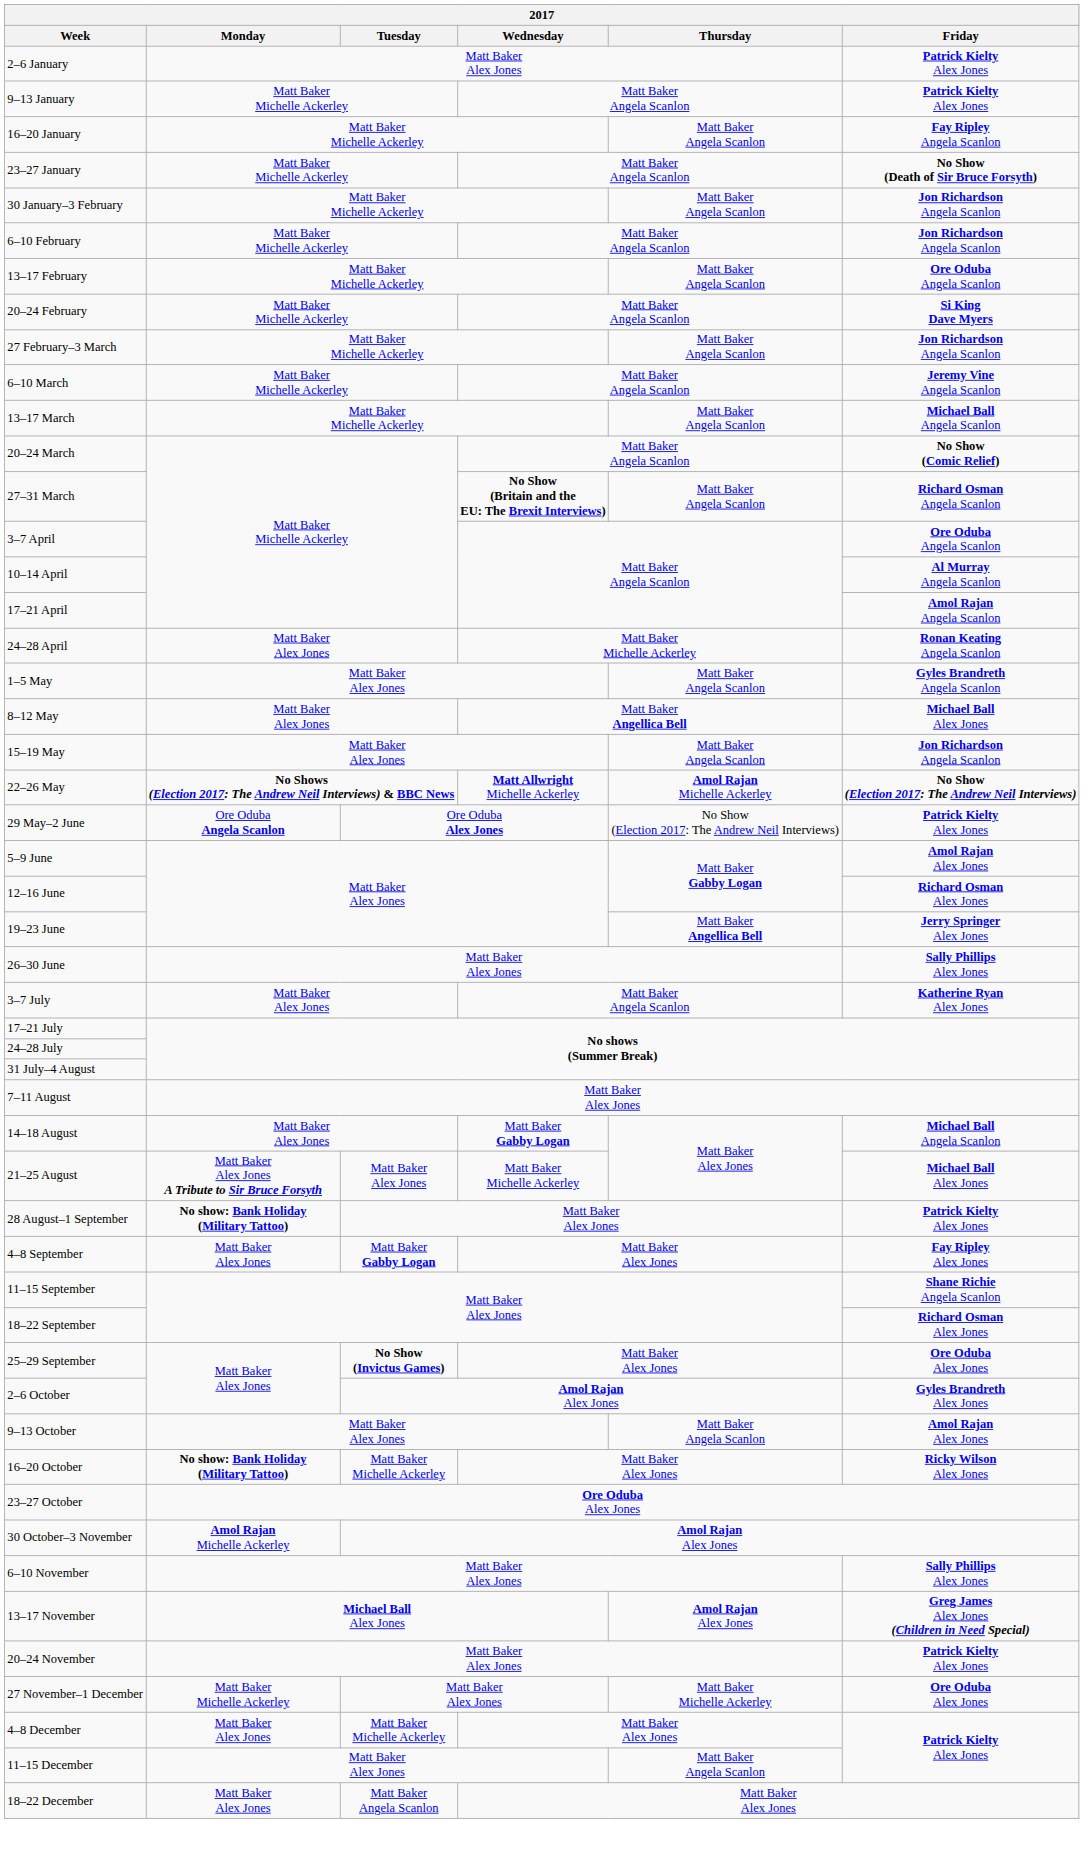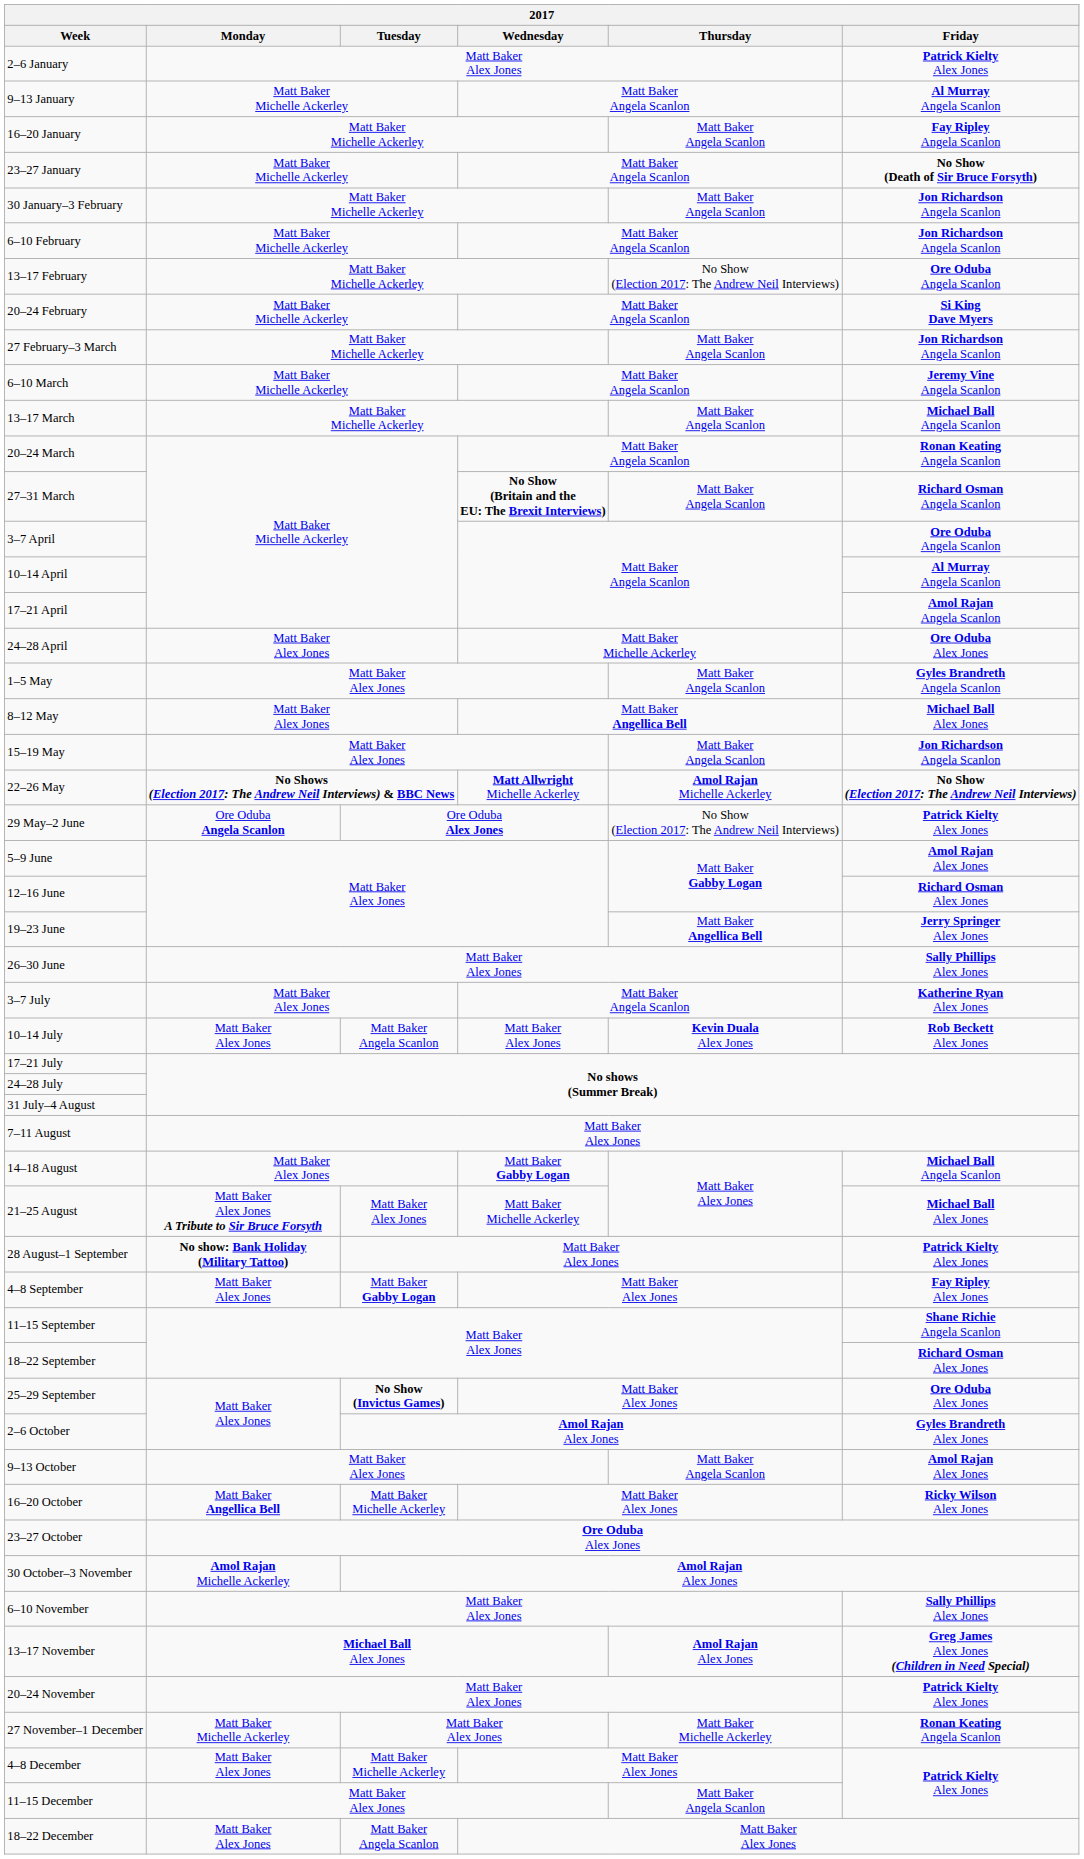(961, 99) Patrick Kielty Alex Jones -> (961, 99) Al Murray Angela Scanlon
(725, 276) Matt Baker Angela Scanlon -> (725, 276) No Show (Election 2017: The Andrew Neil Interviews)
(961, 453) No Show (Comic Relief) -> (961, 453) Ronan Keating Angela Scanlon
(961, 645) Ronan Keating Angela Scanlon -> (961, 645) Ore Oduba Alex Jones
+ row: (35, 1035)
(243, 1467) No show: Bank Holiday (Military Tattoo) -> (243, 1502) Matt Baker Angellica Bell
(961, 1694) Ore Oduba Alex Jones -> (961, 1730) Ronan Keating Angela Scanlon
